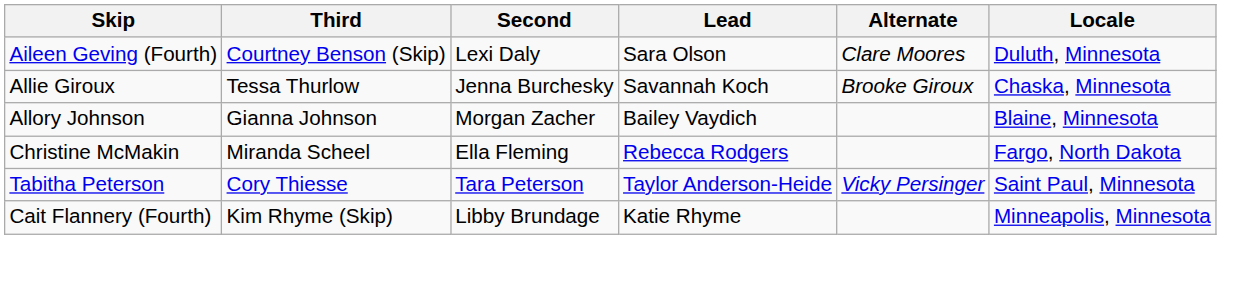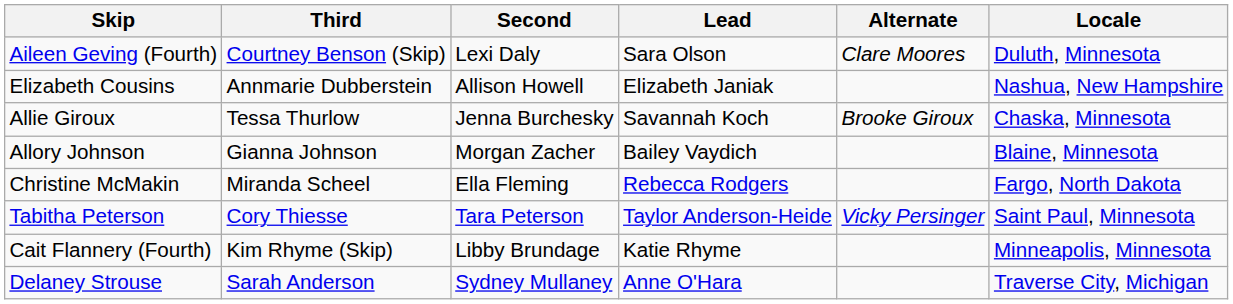+ row: (92, 86)
+ row: (86, 282)
